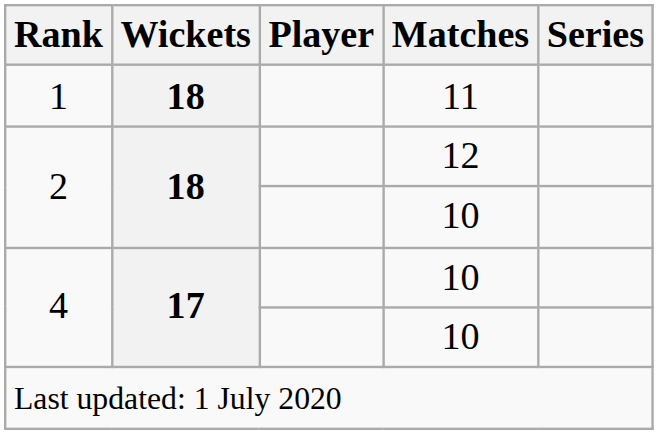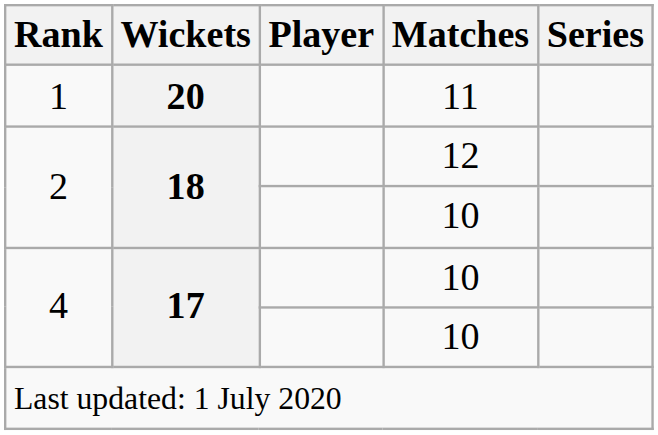(186, 95) 18 -> (186, 95) 20
